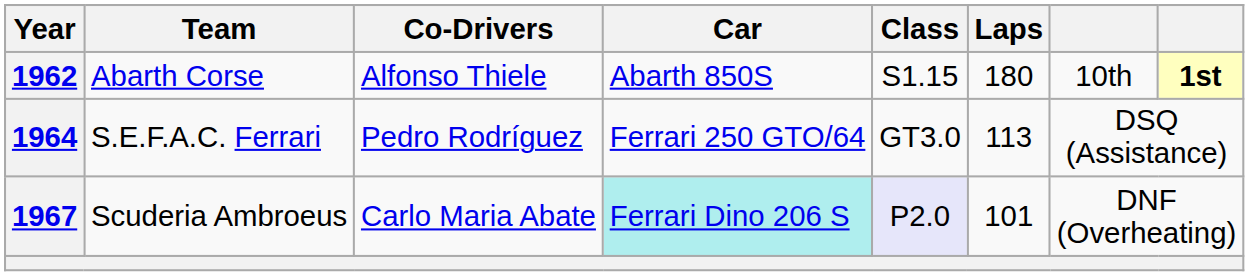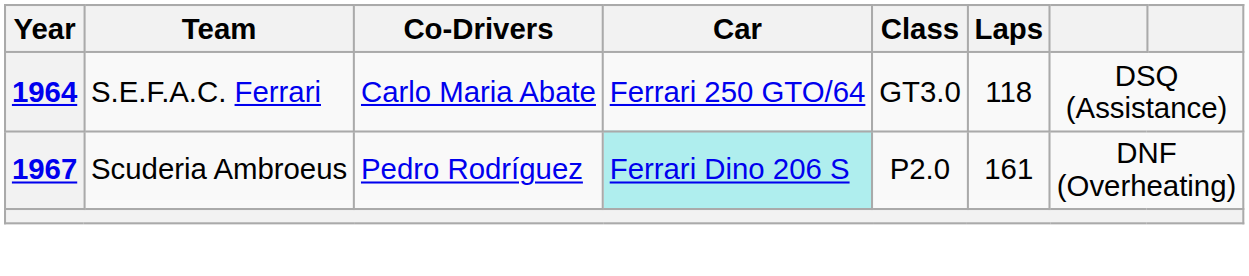- row: (45, 75)
(472, 138) Pedro Rodríguez -> (478, 91) Carlo Maria Abate
(1009, 138) 113 -> (1009, 91) 118
(478, 217) Carlo Maria Abate -> (472, 170) Pedro Rodríguez
(920, 217) lavender background -> (920, 170) no background
(1009, 217) 101 -> (1009, 170) 161
